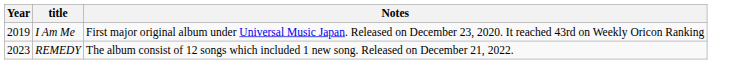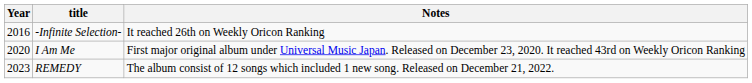+ row: (78, 31)
(19, 31) 2019 -> (19, 50) 2020
